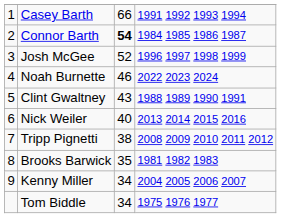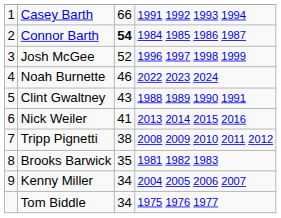(125, 118) 40 -> (125, 118) 41
